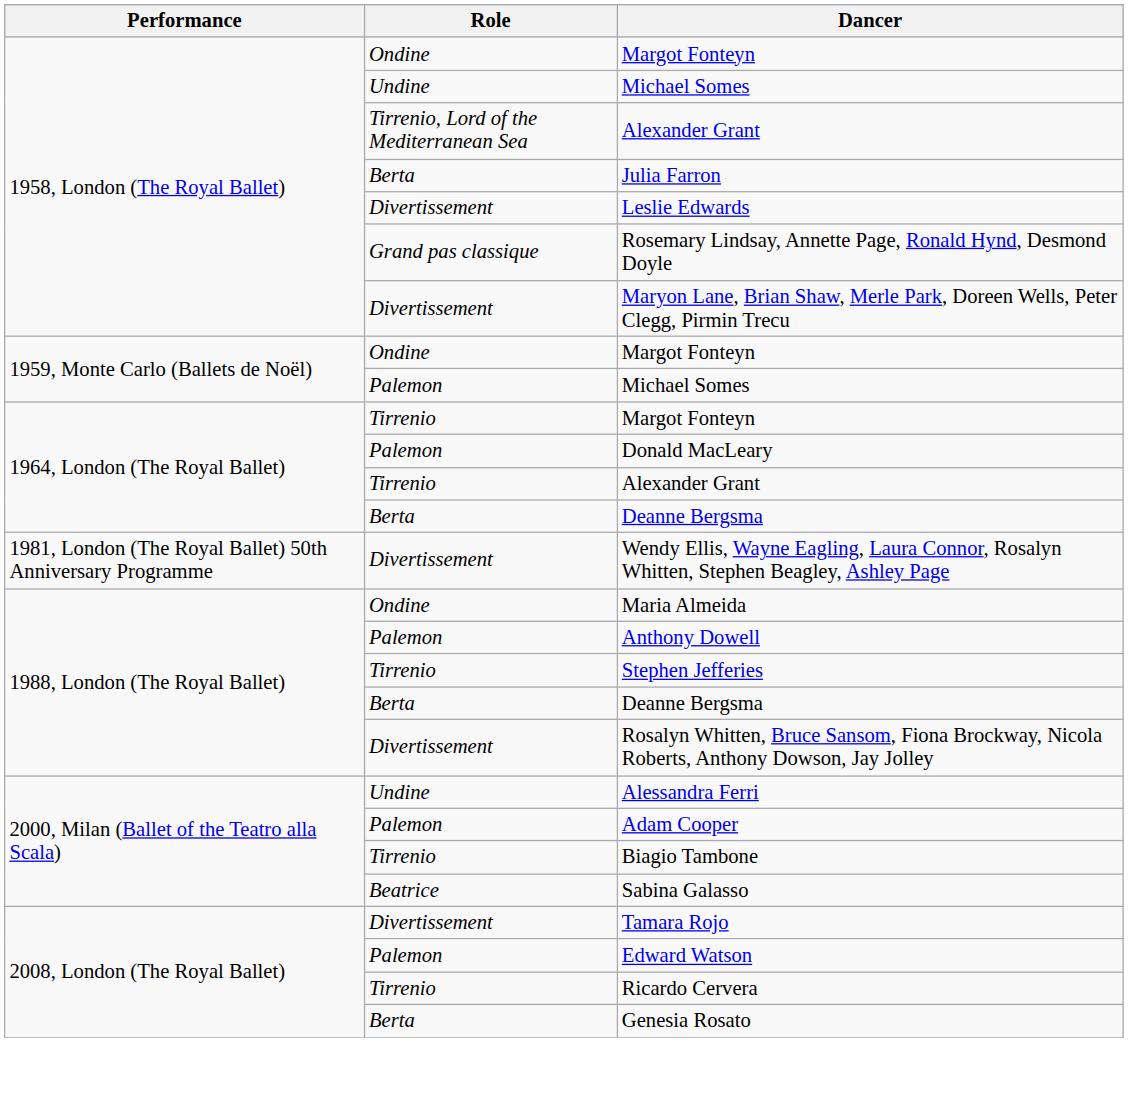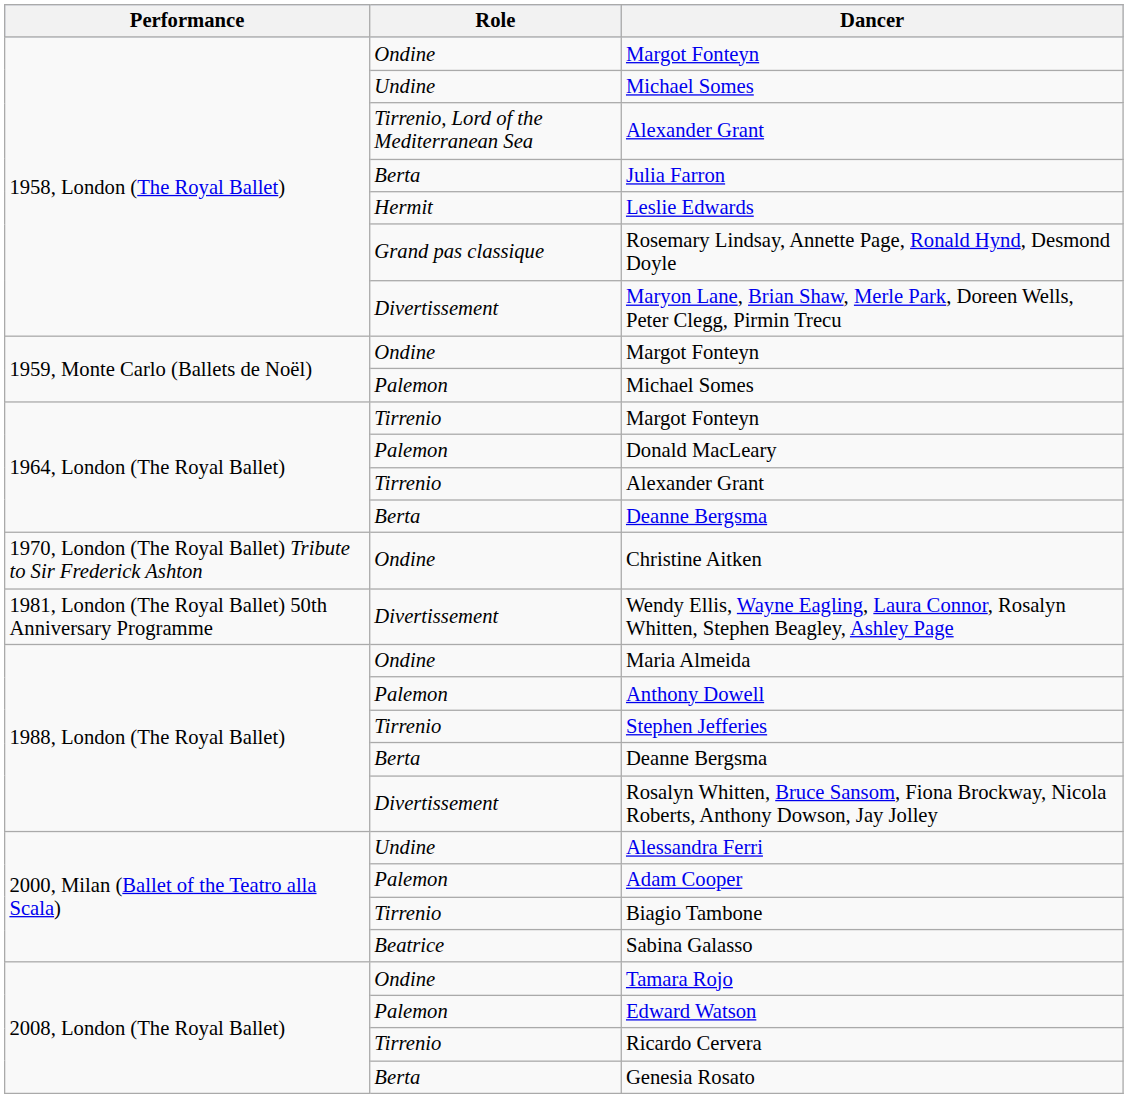(431, 207) Divertissement -> (404, 207) Hermit
+ row: (180, 560)
(431, 922) Divertissement -> (405, 978) Ondine
